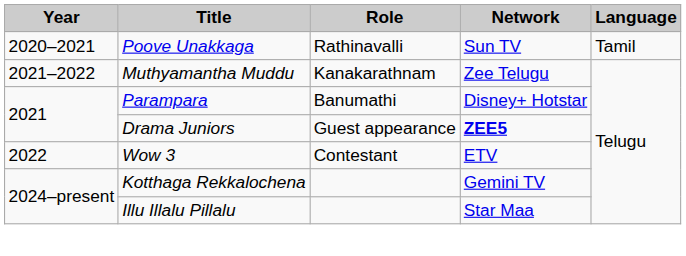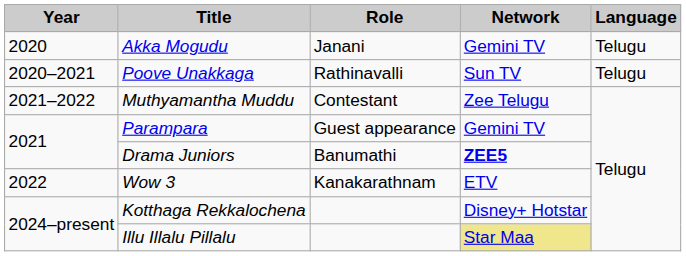+ row: (175, 45)
(615, 45) Tamil -> (621, 73) Telugu
(375, 73) Kanakarathnam -> (355, 100) Contestant
(355, 100) Banumathi -> (385, 127) Guest appearance
(525, 100) Disney+ Hotstar -> (504, 127) Gemini TV
(385, 127) Guest appearance -> (355, 155) Banumathi
(355, 155) Contestant -> (375, 182) Kanakarathnam
(504, 182) Gemini TV -> (525, 210) Disney+ Hotstar
(499, 210) no background -> (499, 237) khaki background
